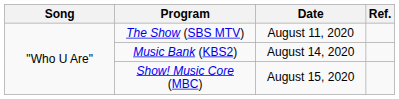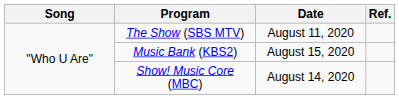(311, 52) August 14, 2020 -> (311, 52) August 15, 2020
(311, 77) August 15, 2020 -> (311, 77) August 14, 2020
